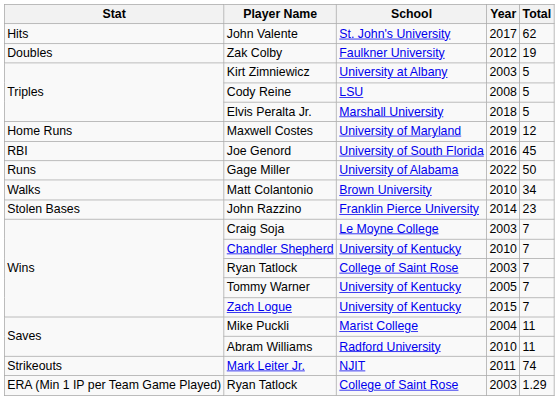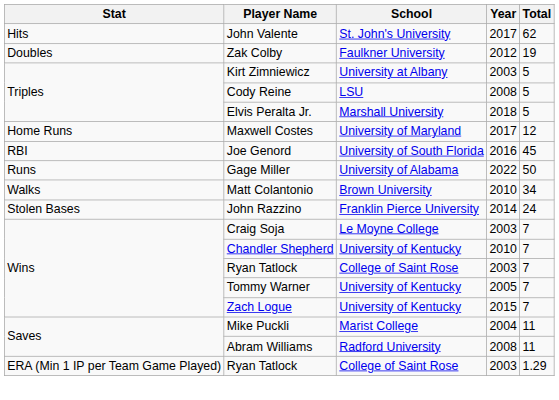(503, 131) 2019 -> (503, 131) 2017
(529, 209) 23 -> (529, 209) 24
(503, 346) 2010 -> (503, 346) 2008
- row: (35, 365)
